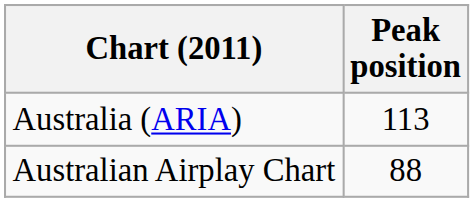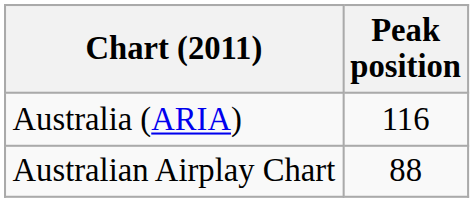(406, 118) 113 -> (406, 118) 116
